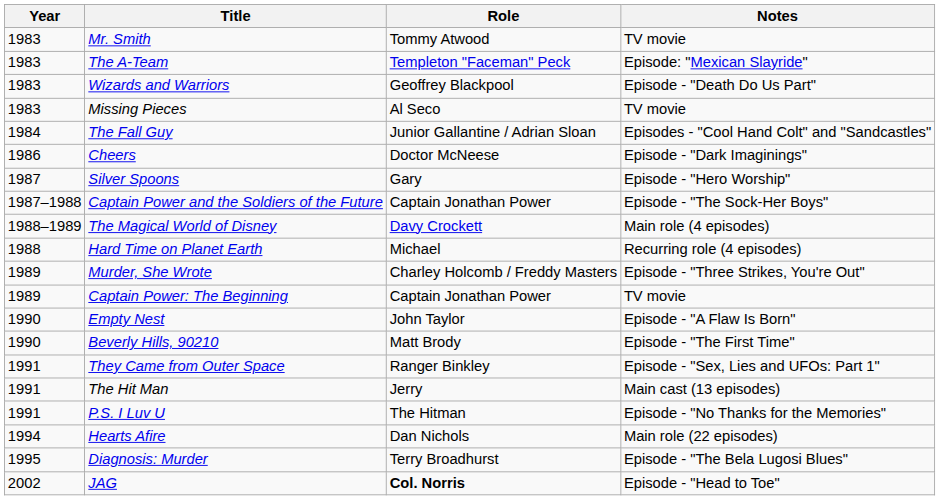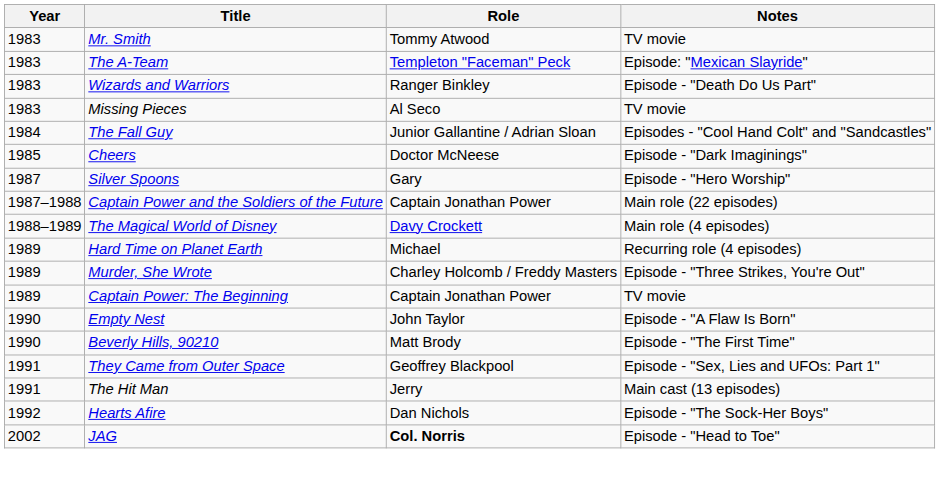(452, 86) Geoffrey Blackpool -> (440, 86) Ranger Binkley
(24, 156) 1986 -> (24, 156) 1985
(726, 202) Episode - "The Sock-Her Boys" -> (701, 202) Main role (22 episodes)
(24, 249) 1988 -> (24, 249) 1989
(440, 366) Ranger Binkley -> (452, 366) Geoffrey Blackpool
- row: (127, 413)
(24, 436) 1994 -> (24, 413) 1992
(701, 436) Main role (22 episodes) -> (726, 413) Episode - "The Sock-Her Boys"
- row: (148, 459)
